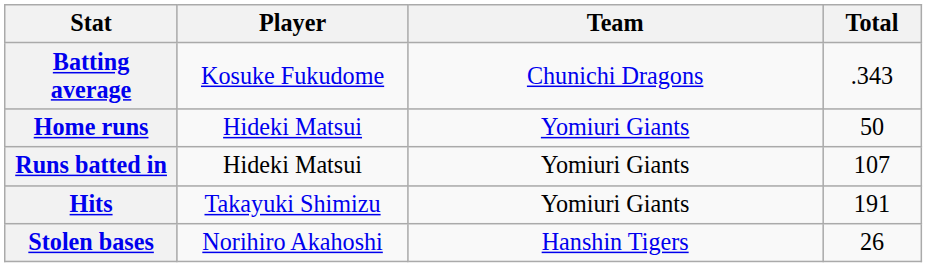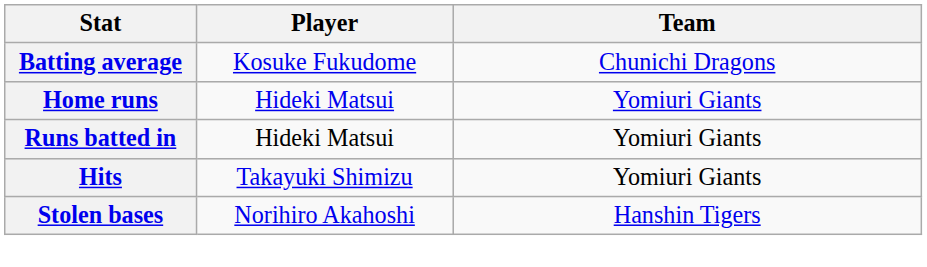- column: (872, 23)
